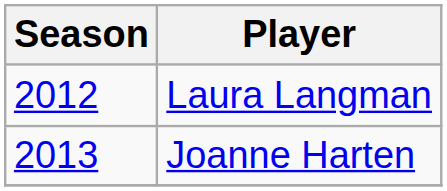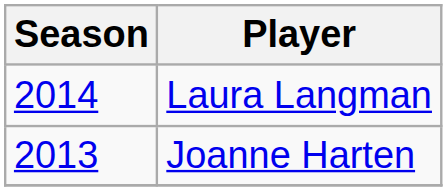(56, 94) 2012 -> (56, 94) 2014
